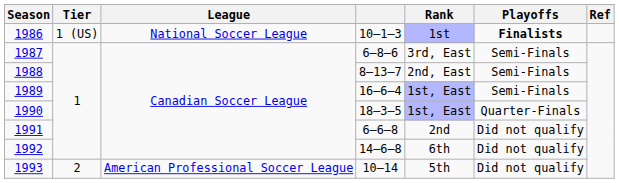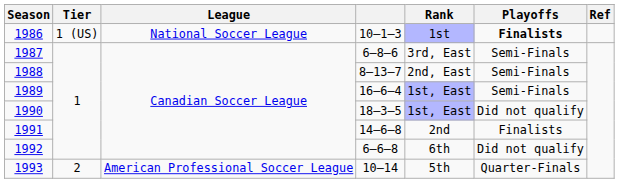(530, 110) Quarter-Finals -> (530, 110) Did not qualify
(380, 130) 6–6–8 -> (380, 130) 14–6–8
(530, 130) Did not qualify -> (530, 130) Finalists
(380, 149) 14–6–8 -> (380, 149) 6–6–8
(530, 168) Did not qualify -> (530, 168) Quarter-Finals
